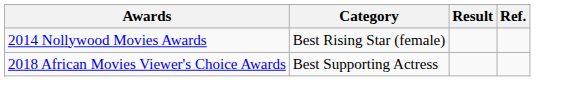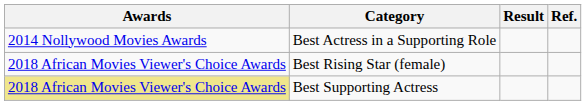+ row: (395, 40)
(107, 40) 2014 Nollywood Movies Awards -> (147, 64) 2018 African Movies Viewer's Choice Awards
(147, 64) no background -> (147, 87) khaki background
